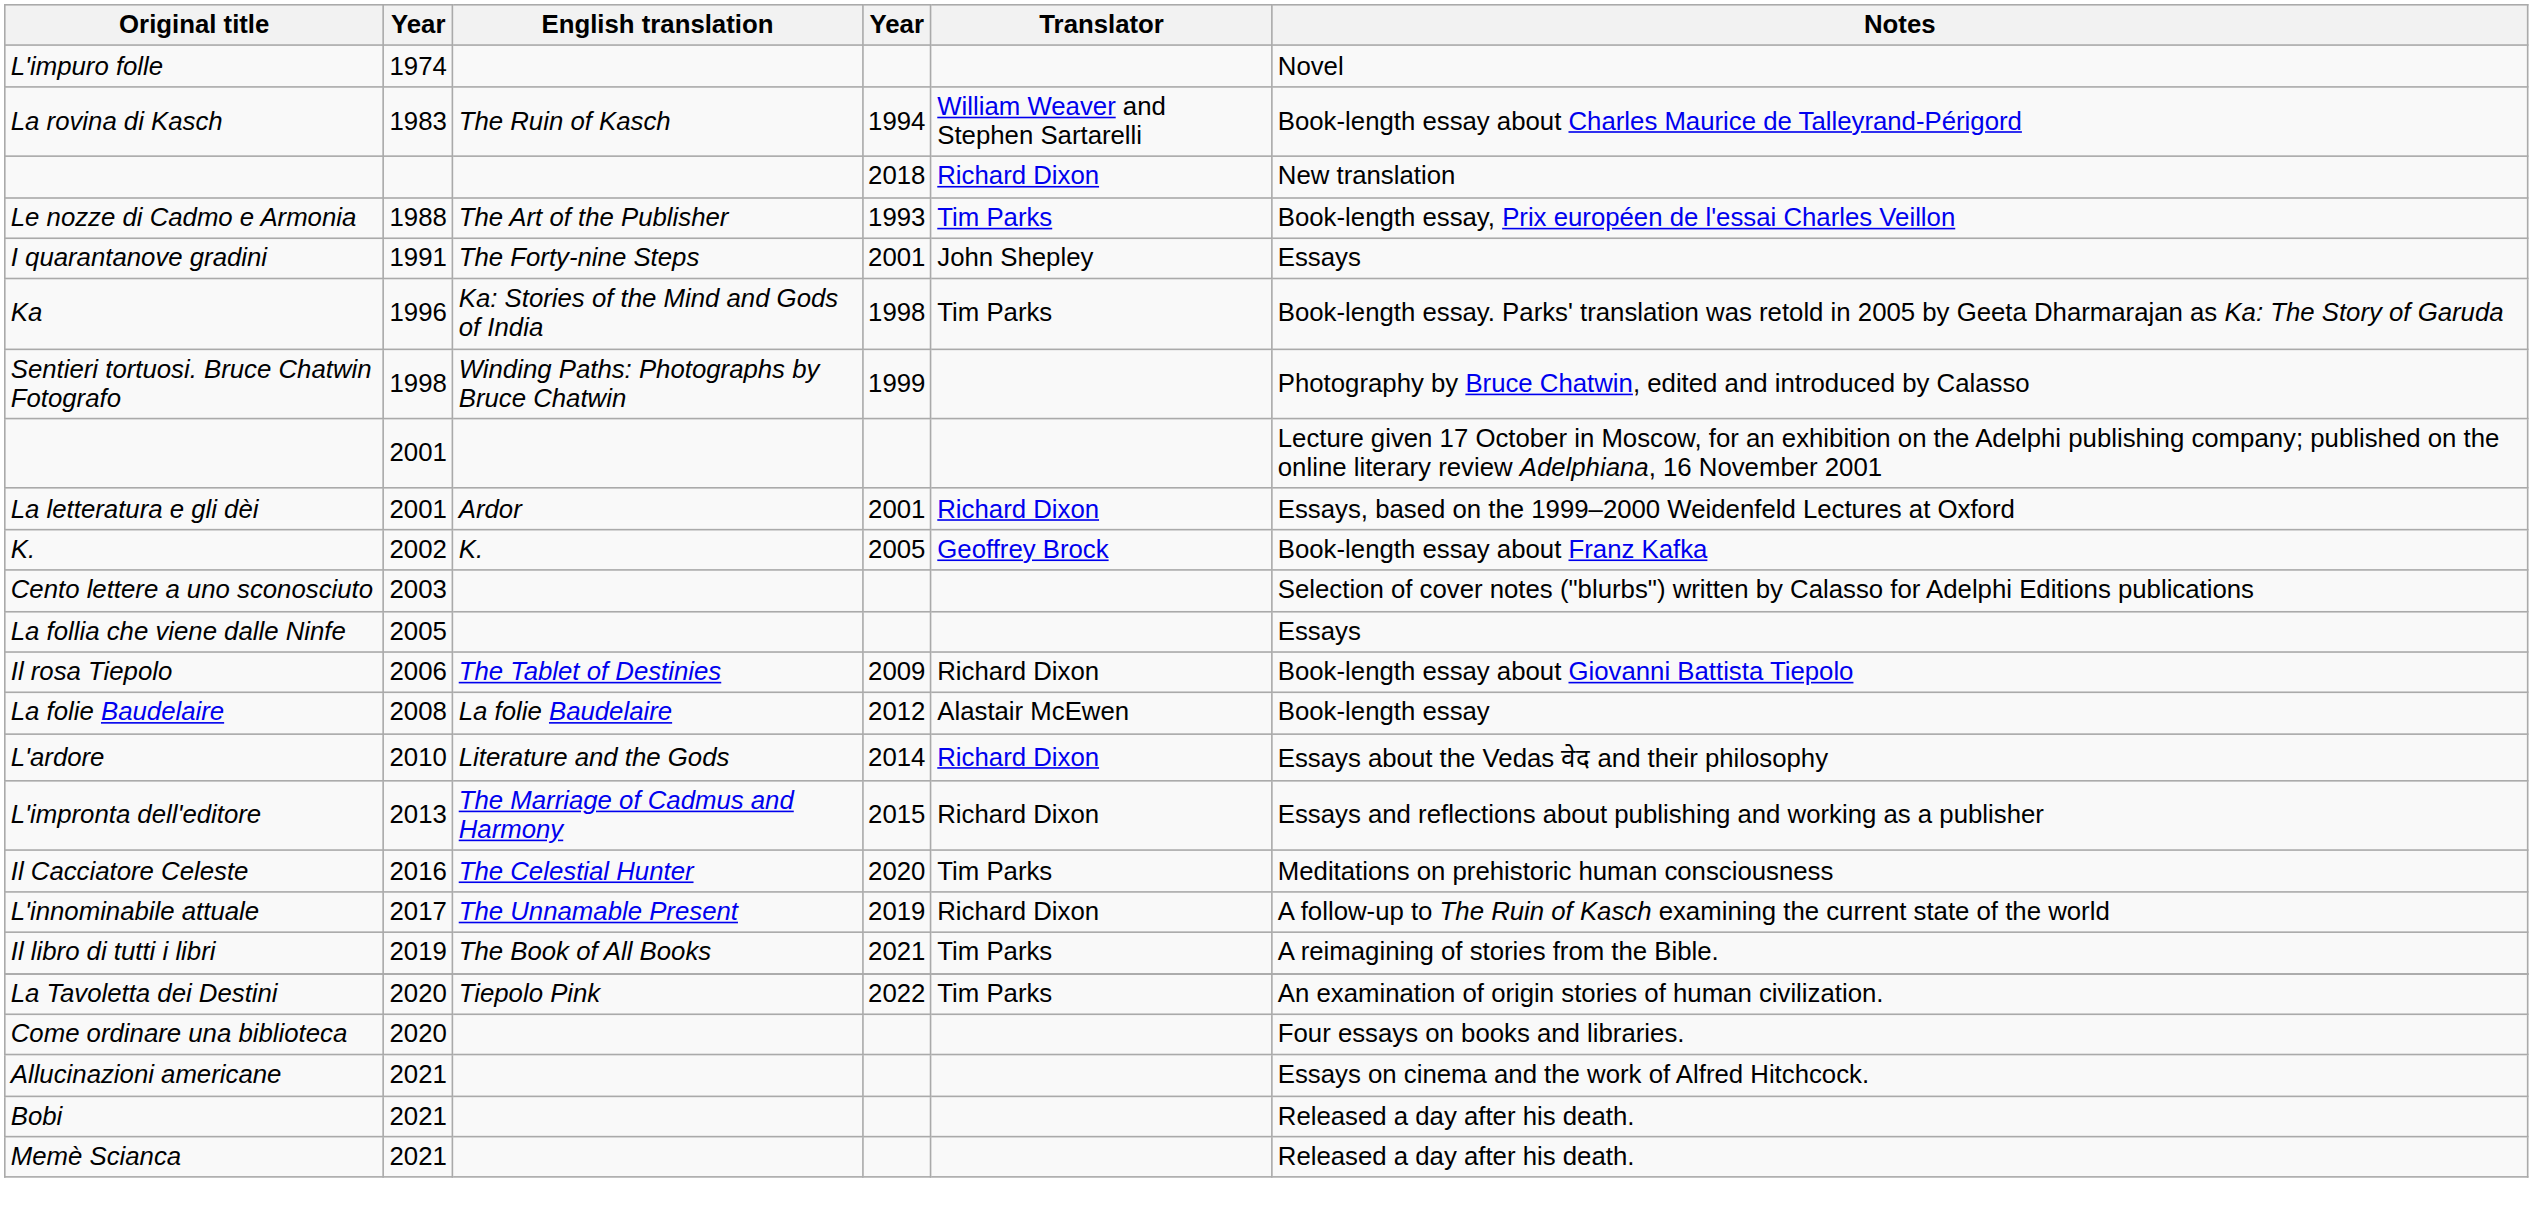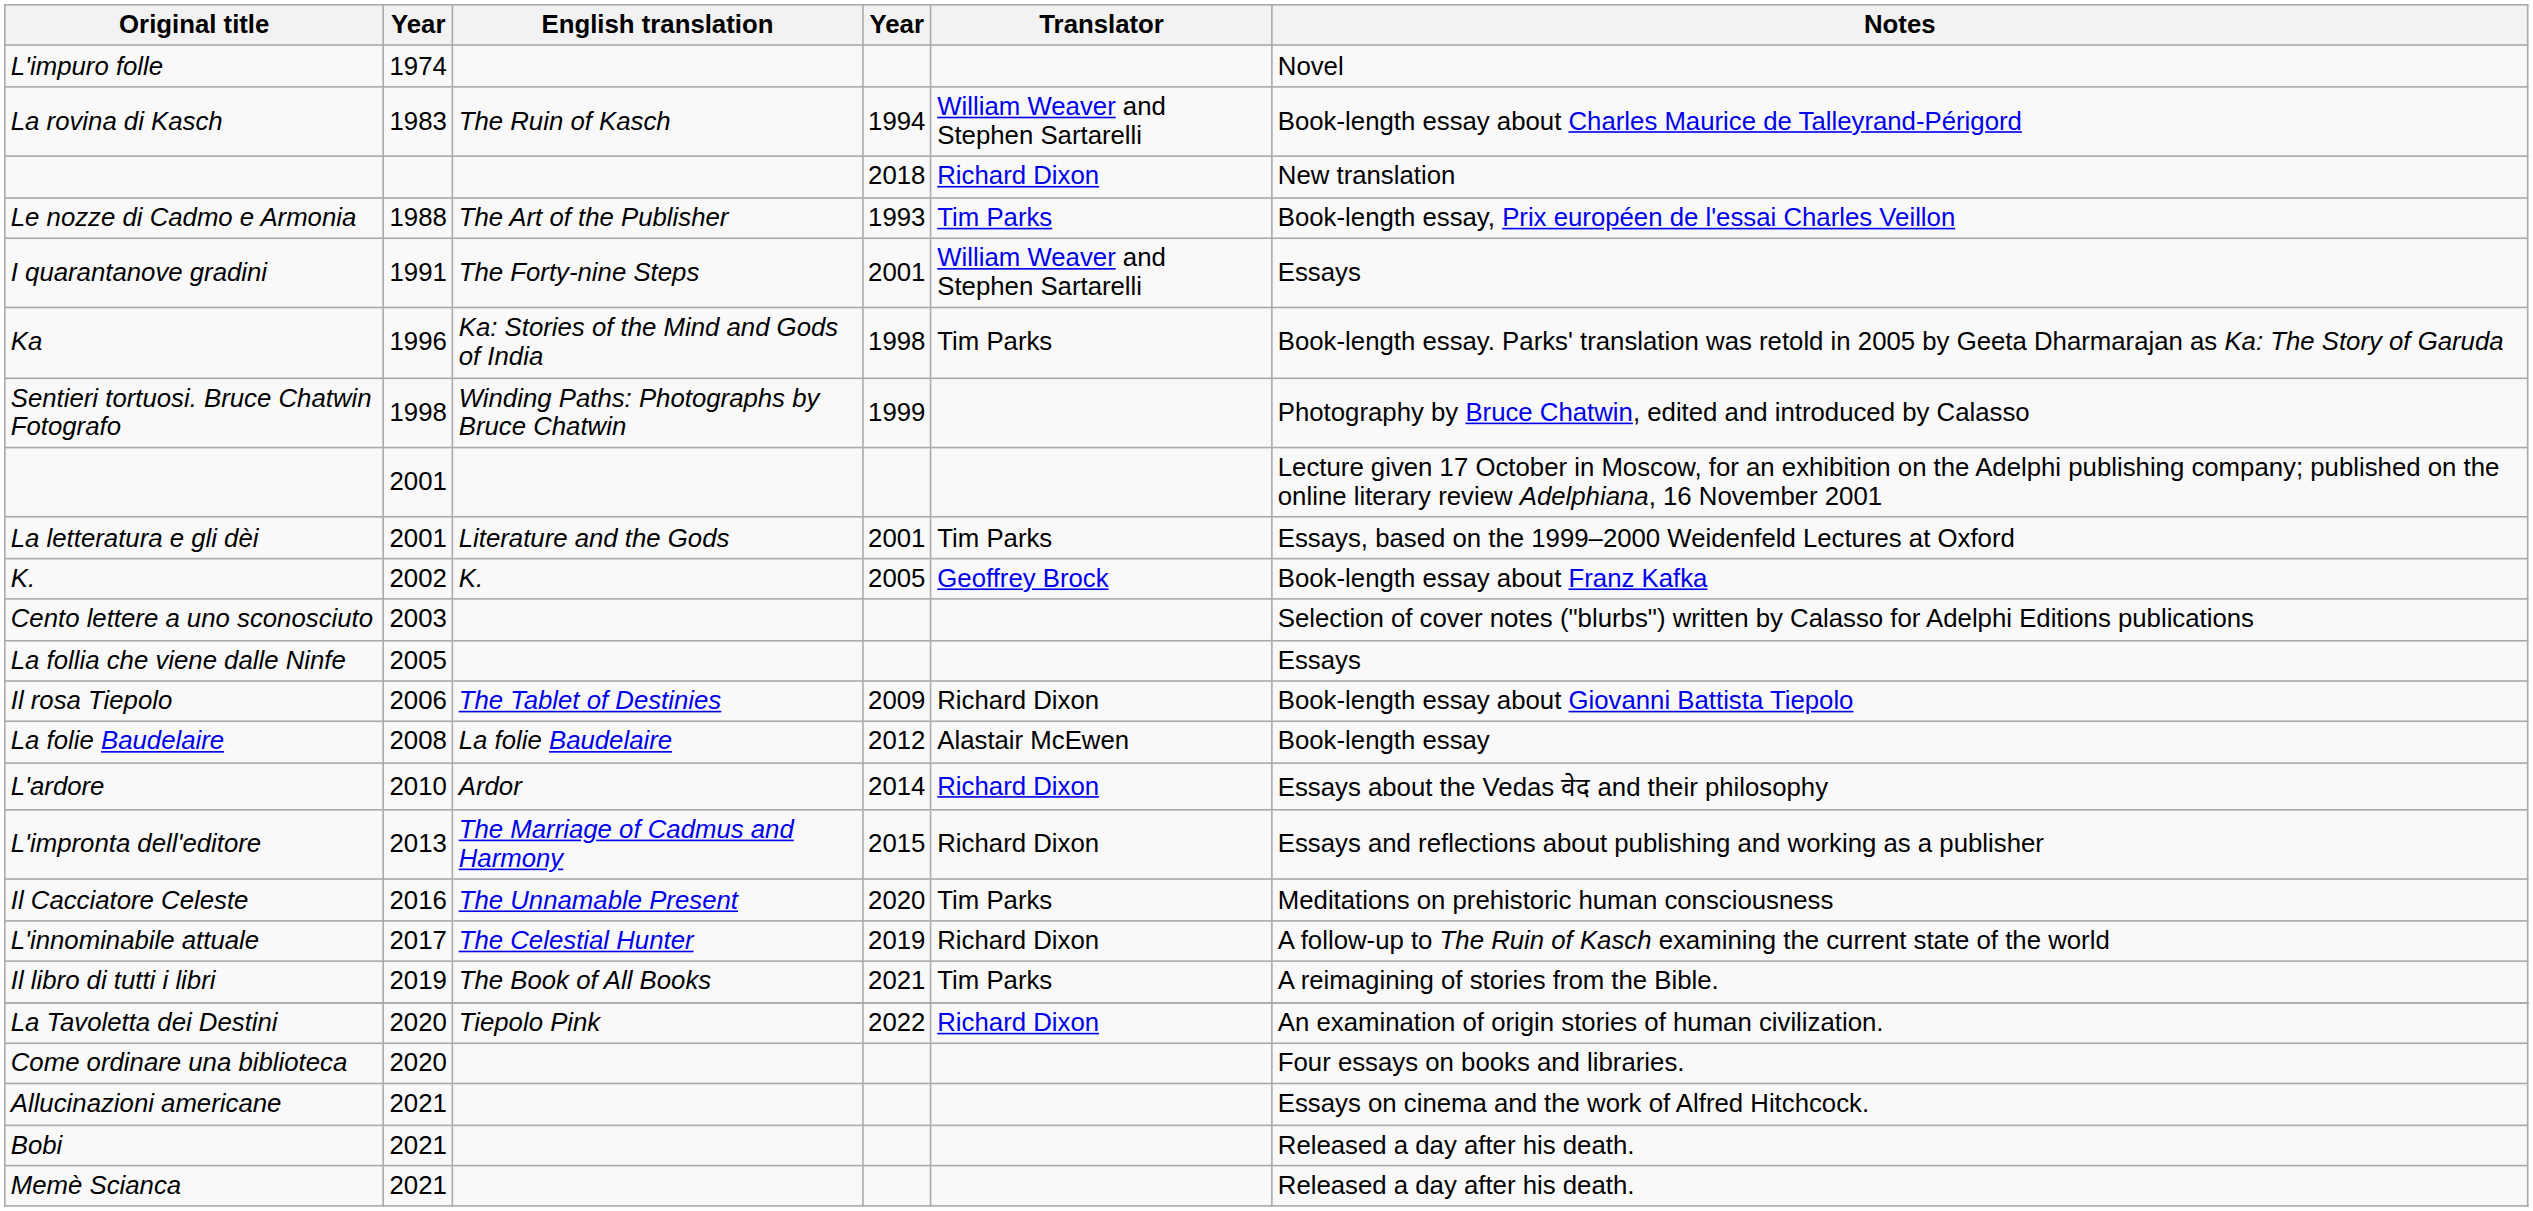(1015, 258) John Shepley -> (1052, 272) William Weaver and Stephen Sartarelli
(490, 508) Ardor -> (594, 537) Literature and the Gods
(1018, 508) Richard Dixon -> (995, 537) Tim Parks
(594, 756) Literature and the Gods -> (490, 785) Ardor
(576, 870) The Celestial Hunter -> (598, 899) The Unnamable Present
(598, 911) The Unnamable Present -> (576, 940) The Celestial Hunter
(995, 993) Tim Parks -> (1018, 1022) Richard Dixon
